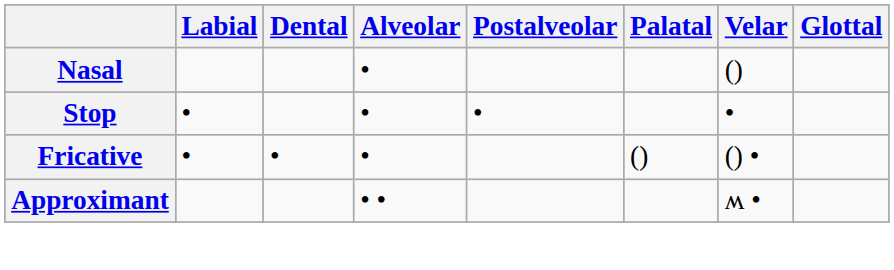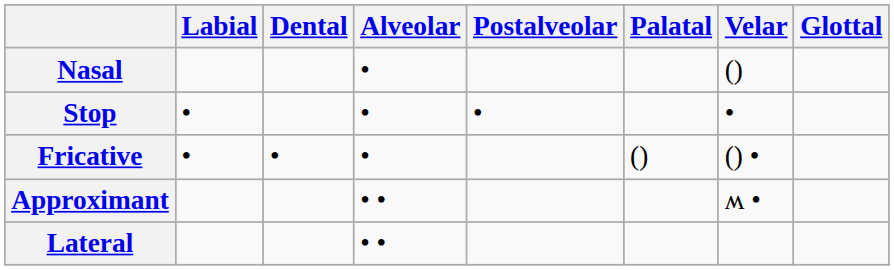+ row: (90, 243)
